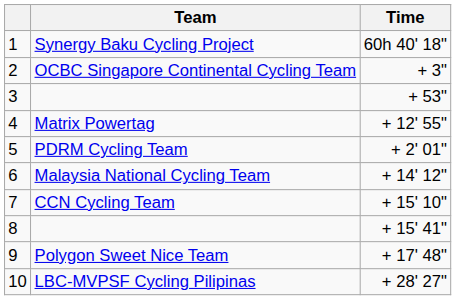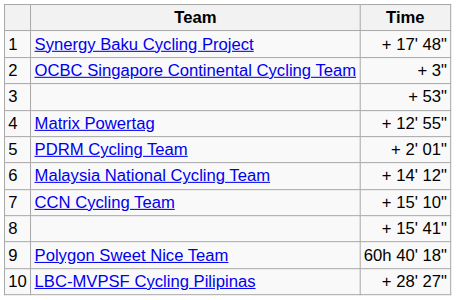(405, 44) 60h 40' 18" -> (414, 44) + 17' 48"
(414, 255) + 17' 48" -> (405, 255) 60h 40' 18"
